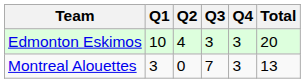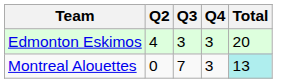- column: (159, 16)
(269, 66) no background -> (241, 66) paleturquoise background
